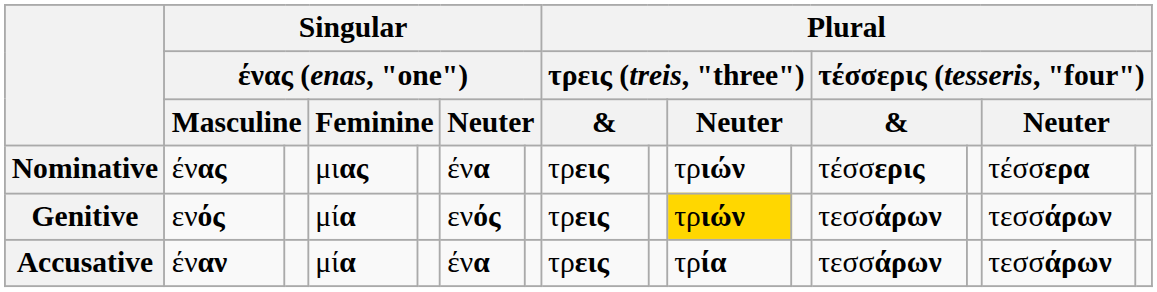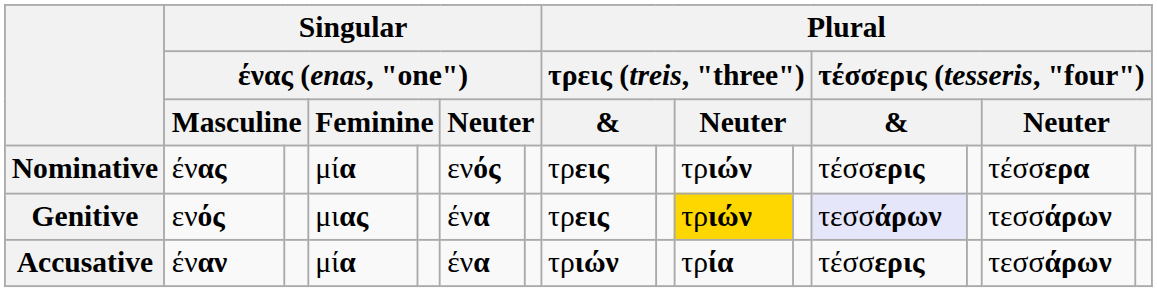(342, 168) μιας -> (335, 168) μία
(469, 168) ένα -> (474, 168) ενός
(335, 215) μία -> (342, 215) μιας
(474, 215) ενός -> (469, 215) ένα
(880, 215) no background -> (880, 215) lavender background
(579, 262) τρεις -> (583, 262) τριών
(880, 262) τεσσάρων -> (871, 262) τέσσερις
